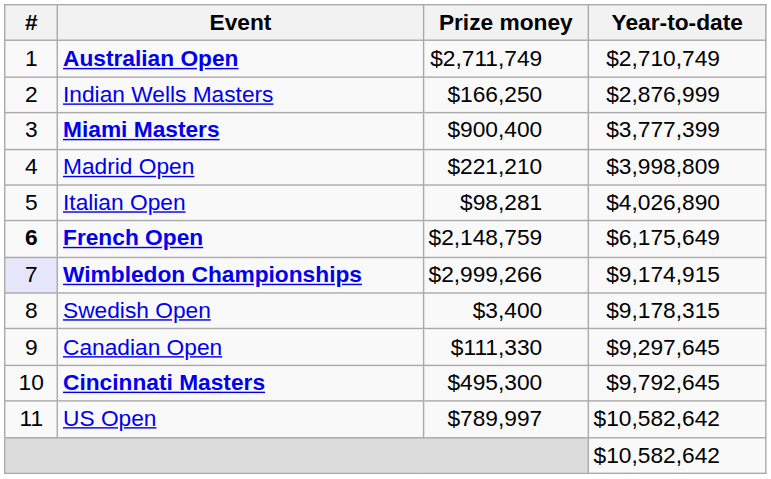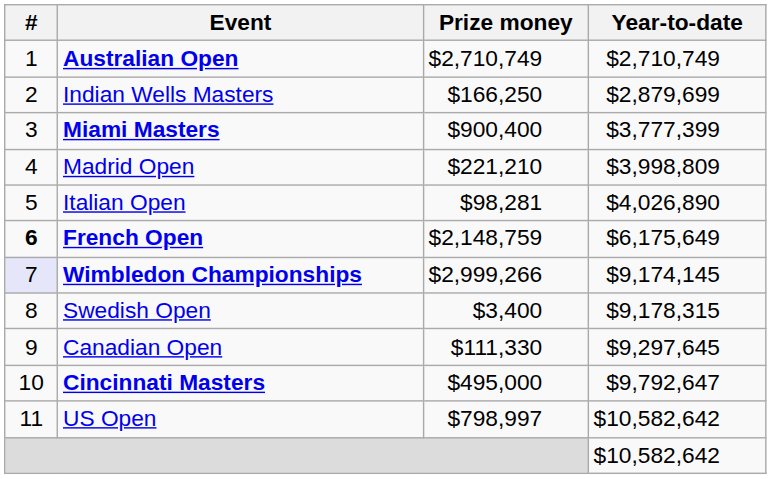(486, 58) $2,711,749 -> (485, 58) $2,710,749
(663, 94) $2,876,999 -> (663, 94) $2,879,699
(663, 274) $9,174,915 -> (663, 274) $9,174,145
(495, 382) $495,300 -> (495, 382) $495,000
(663, 382) $9,792,645 -> (663, 382) $9,792,647
(495, 418) $789,997 -> (495, 418) $798,997
